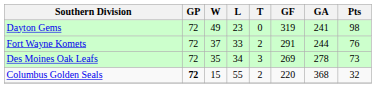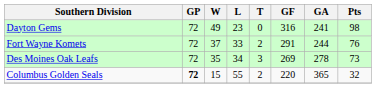(288, 28) 319 -> (288, 28) 316
(321, 75) 368 -> (321, 75) 365
